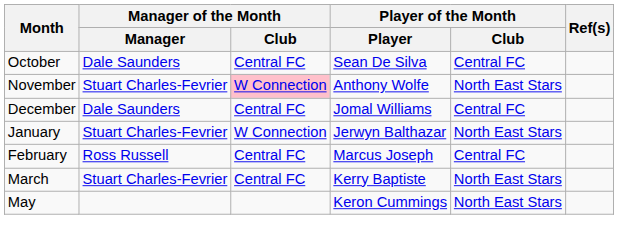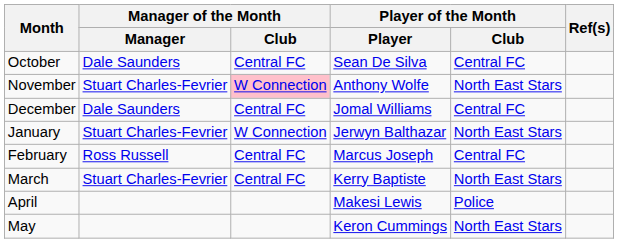+ row: (23, 202)
